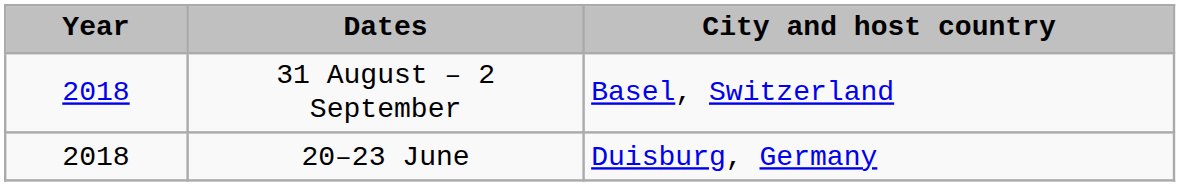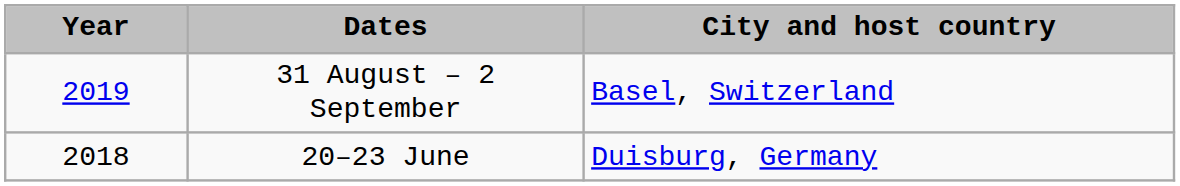(96, 92) 2018 -> (96, 92) 2019
